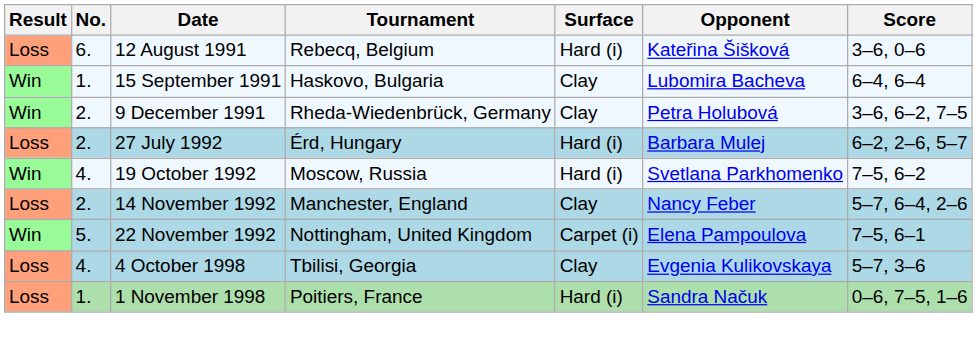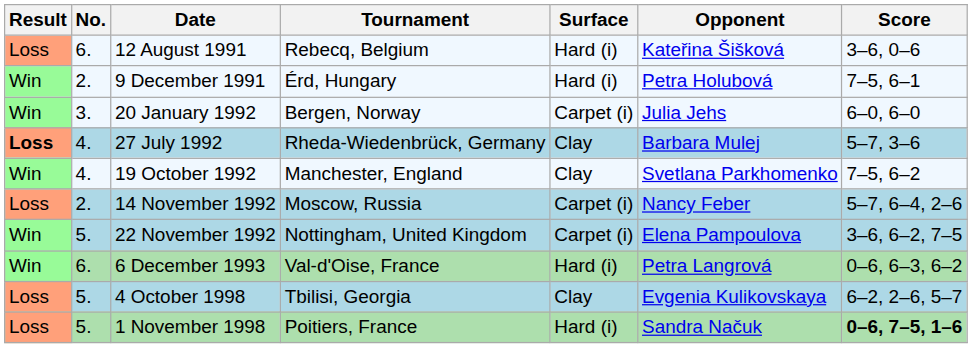- row: (198, 80)
(420, 111) Rheda-Wiedenbrück, Germany -> (340, 80) Érd, Hungary
(579, 111) Clay -> (586, 80) Hard (i)
(910, 111) 3–6, 6–2, 7–5 -> (883, 80) 7–5, 6–1
+ row: (185, 111)
(29, 142) normal -> (31, 142) bold
(84, 142) 2. -> (84, 142) 4.
(346, 142) Érd, Hungary -> (415, 142) Rheda-Wiedenbrück, Germany
(591, 142) Hard (i) -> (573, 142) Clay
(910, 142) 6–2, 2–6, 5–7 -> (883, 142) 5–7, 3–6
(358, 173) Moscow, Russia -> (374, 173) Manchester, England
(591, 173) Hard (i) -> (573, 173) Clay
(379, 203) Manchester, England -> (353, 203) Moscow, Russia
(579, 203) Clay -> (594, 203) Carpet (i)
(889, 234) 7–5, 6–1 -> (904, 234) 3–6, 6–2, 7–5
+ row: (190, 265)
(84, 265) 4. -> (84, 295) 5.
(889, 265) 5–7, 3–6 -> (904, 295) 6–2, 2–6, 5–7
(84, 295) 1. -> (84, 326) 5.
(910, 295) normal -> (904, 326) bold
